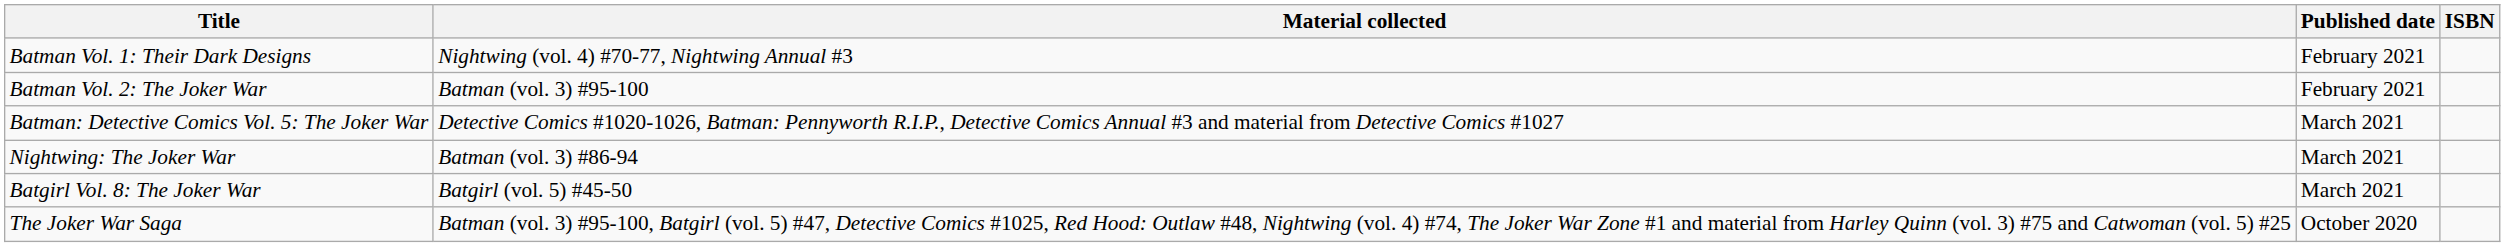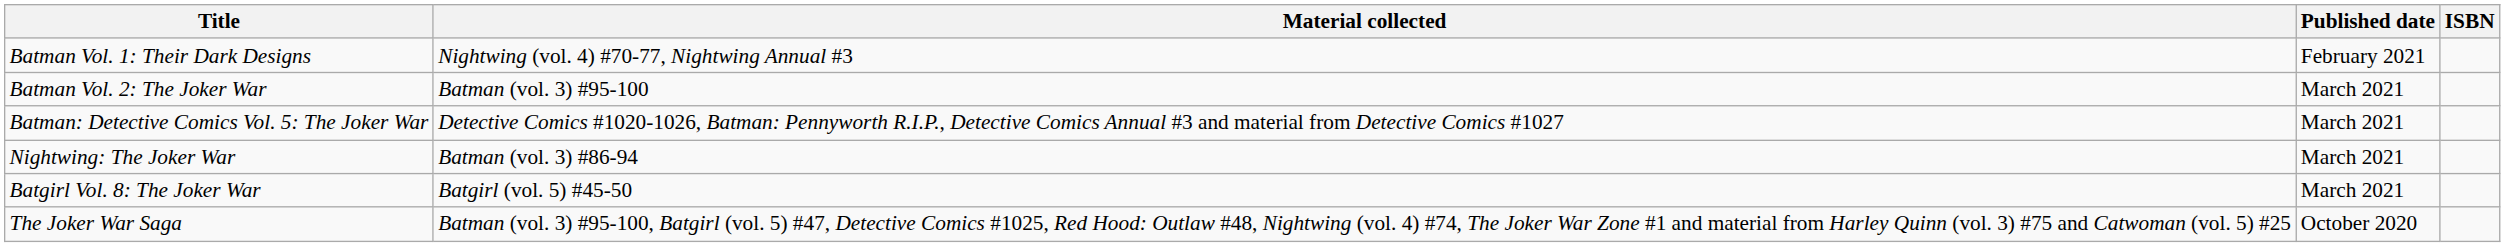(2363, 88) February 2021 -> (2353, 88) March 2021
